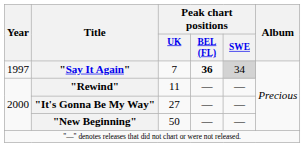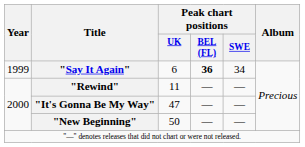(18, 69) 1997 -> (18, 69) 1999
(174, 69) 7 -> (174, 69) 6
(240, 69) lightgrey background -> (240, 69) no background
(174, 104) 27 -> (174, 104) 47
